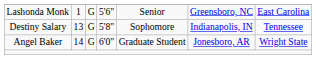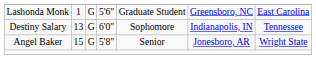(152, 12) Senior -> (152, 12) Graduate Student
(107, 27) 5'8" -> (107, 27) 6'0"
(78, 42) 14 -> (78, 42) 15
(107, 42) 6'0" -> (107, 42) 5'8"
(152, 42) Graduate Student -> (152, 42) Senior
